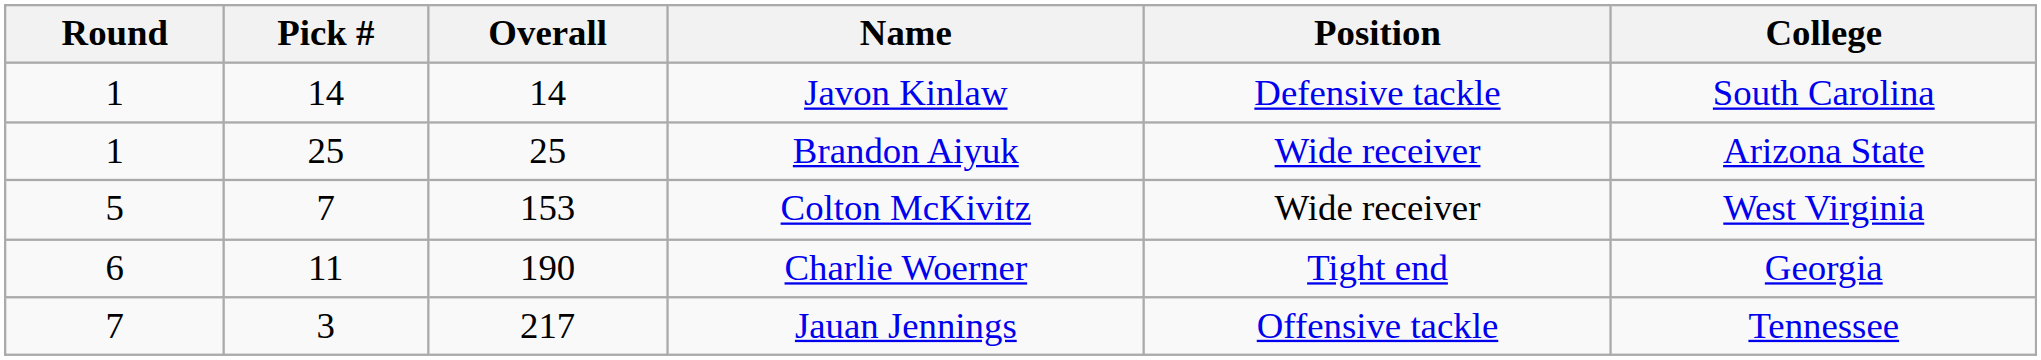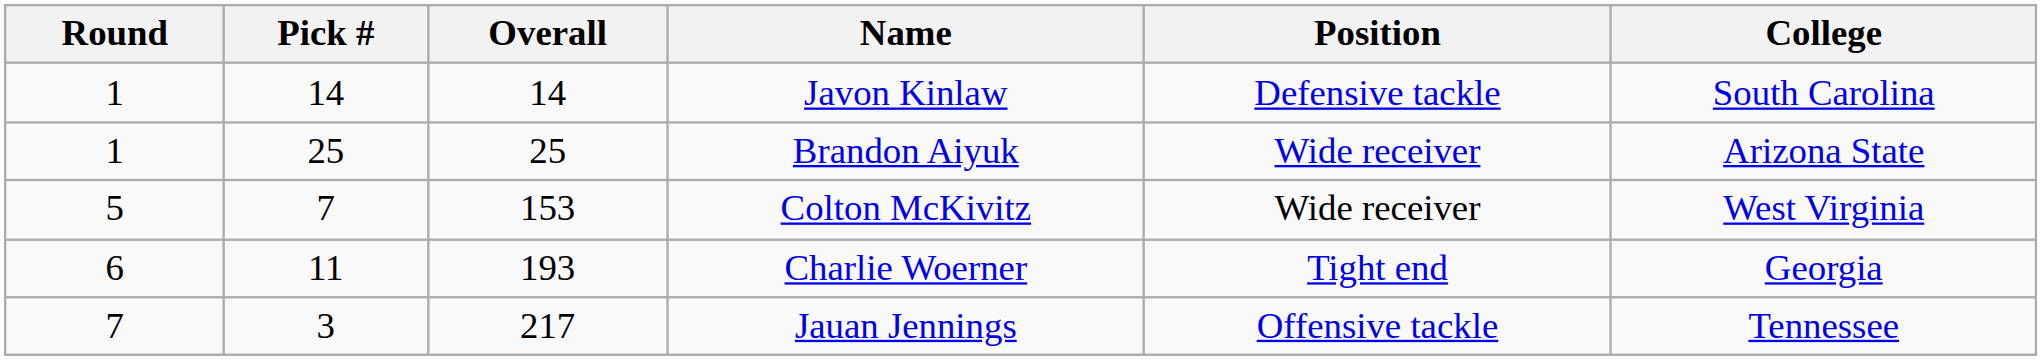(548, 267) 190 -> (548, 267) 193
